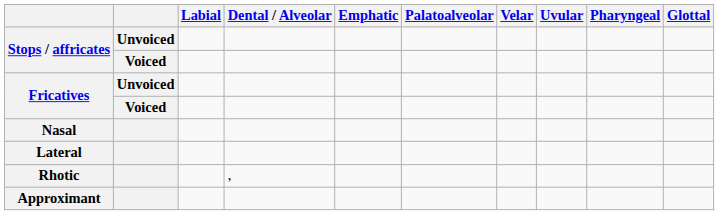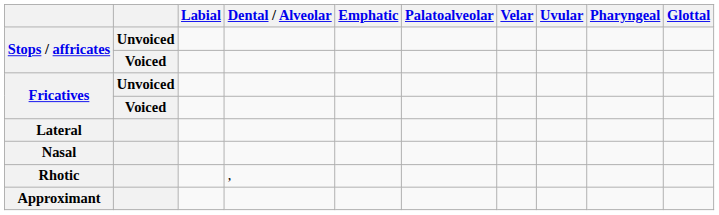rows swapped: (59, 130) <-> (59, 152)
